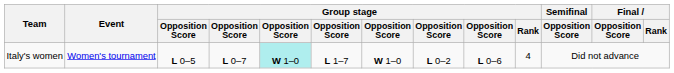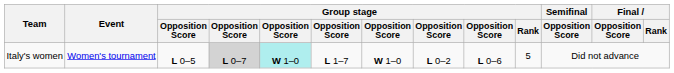(234, 61) no background -> (234, 61) lightgrey background
(528, 56) 4 -> (528, 56) 5
